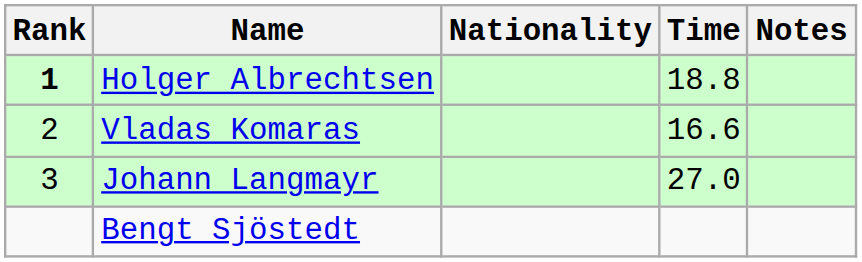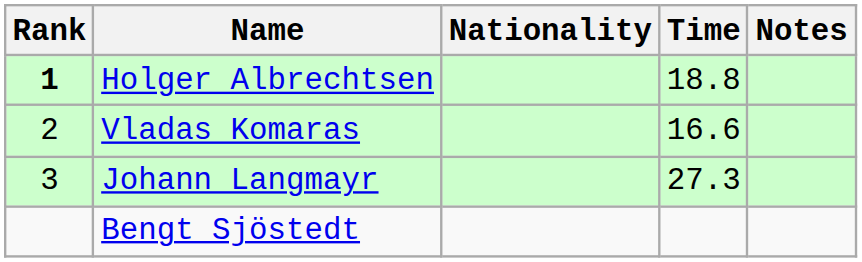(704, 181) 27.0 -> (704, 181) 27.3
